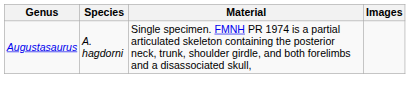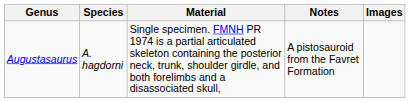+ column: (324, 12)
